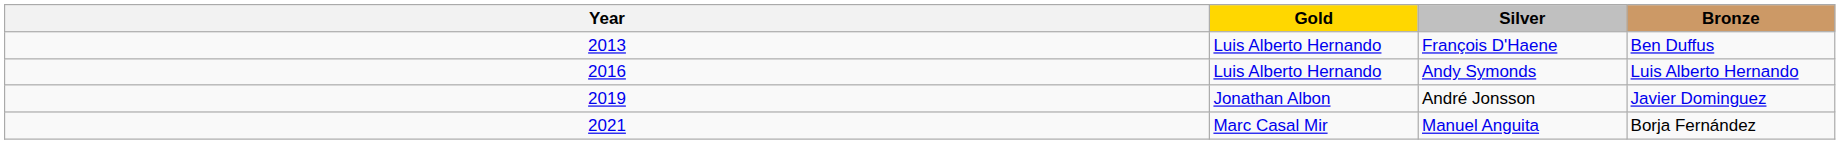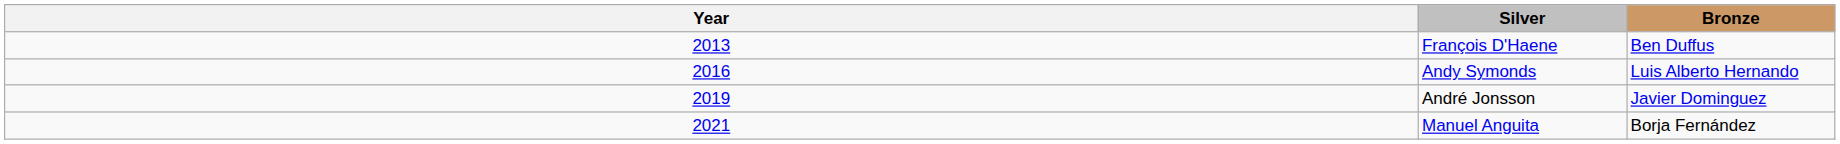- column: (1314, 18)
